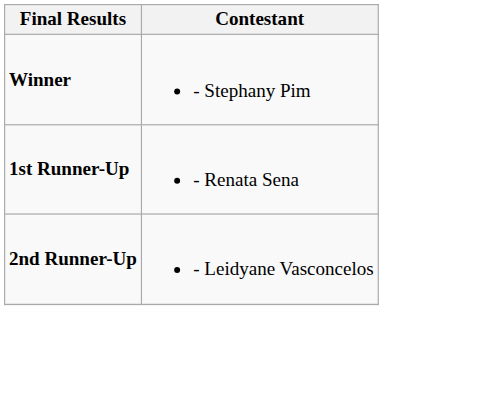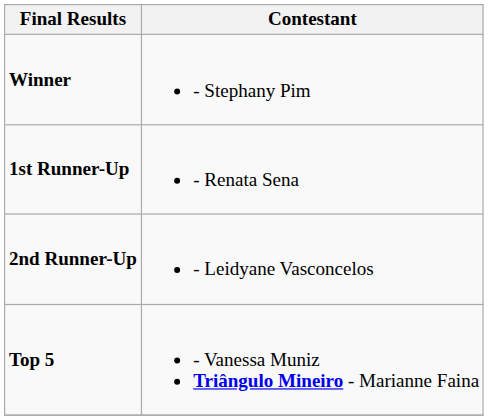+ row: (32, 359)
